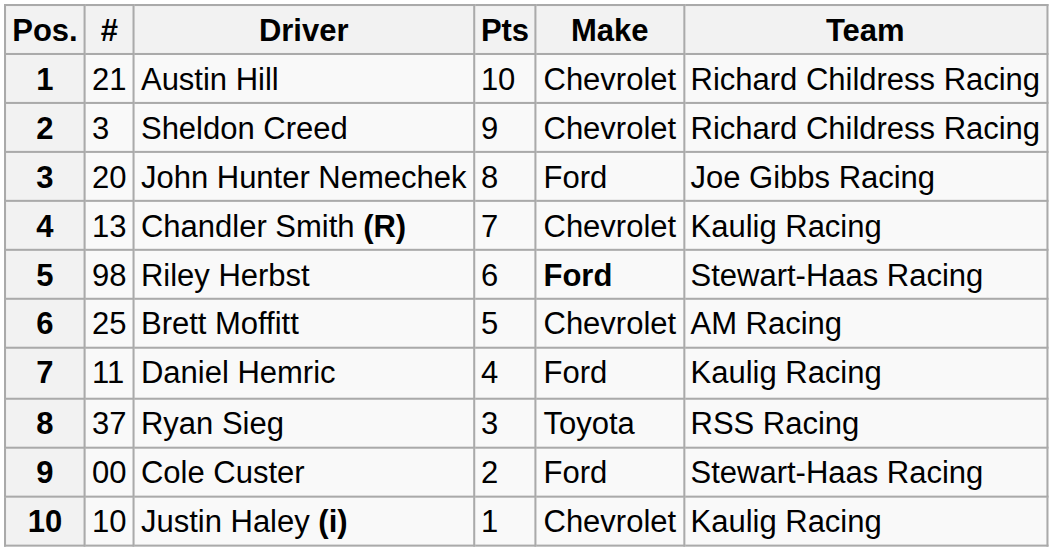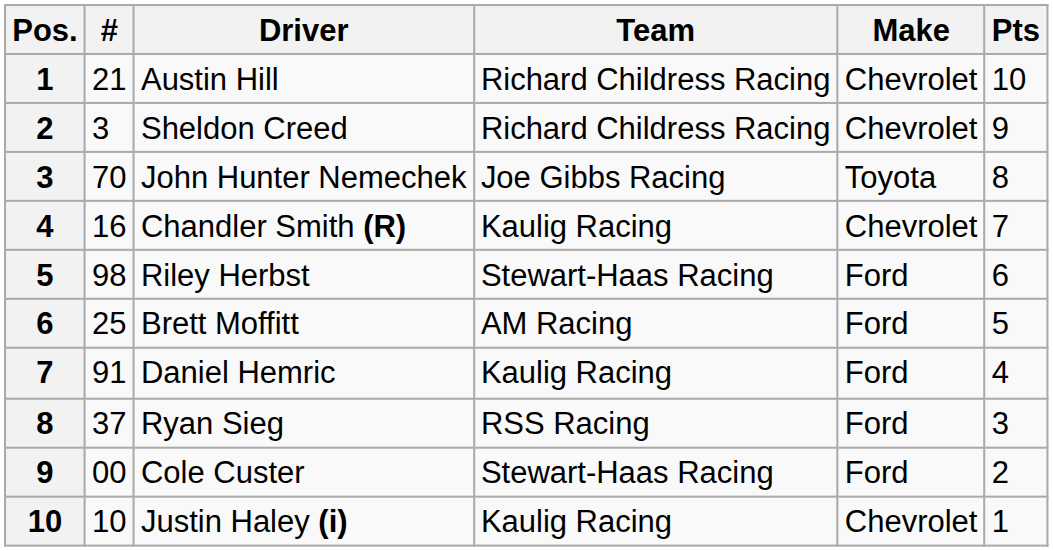columns swapped: (865, 30) <-> (505, 30)
(109, 177) 20 -> (109, 177) 70
(575, 177) Ford -> (891, 177) Toyota
(109, 226) 13 -> (109, 226) 16
(578, 275) bold -> (877, 275) normal
(610, 324) Chevrolet -> (877, 324) Ford
(108, 373) 11 -> (109, 373) 91
(589, 422) Toyota -> (877, 422) Ford
